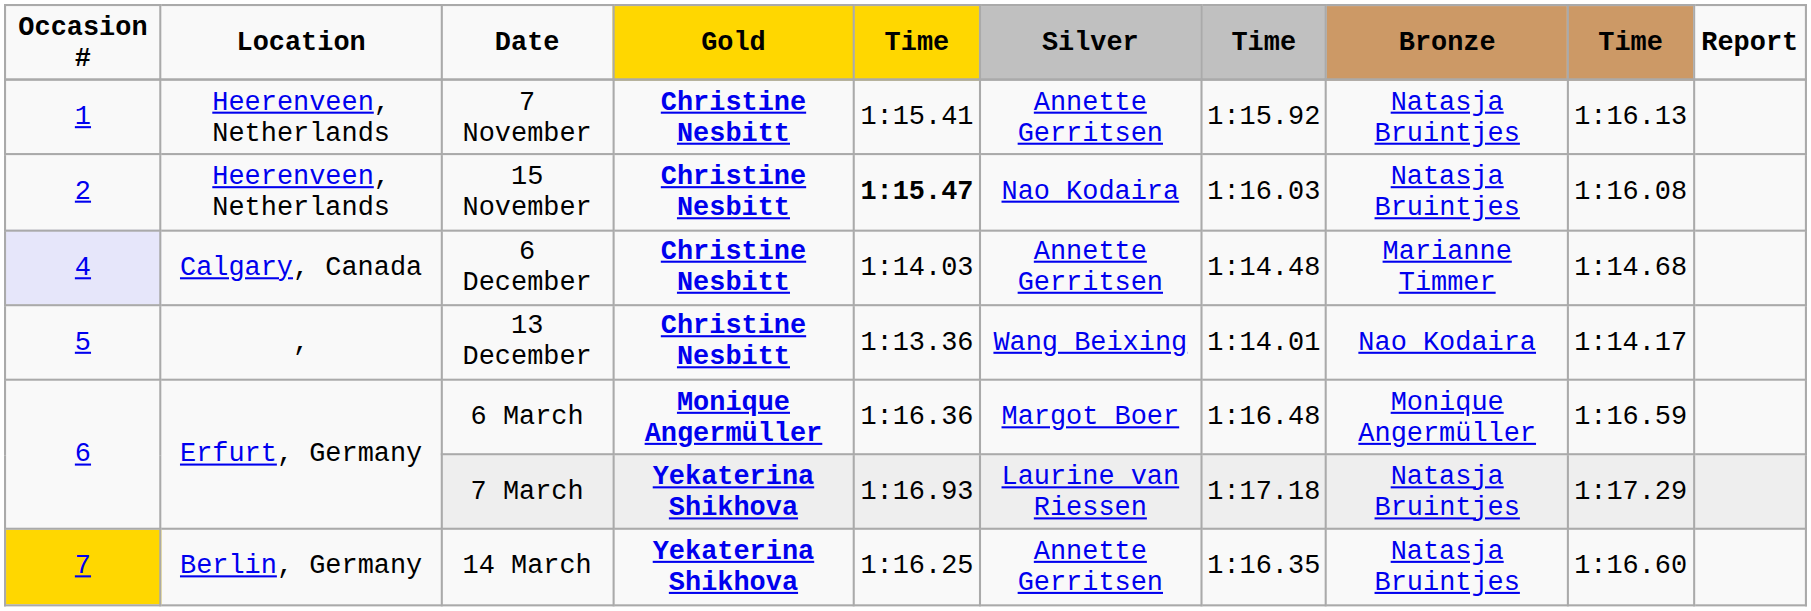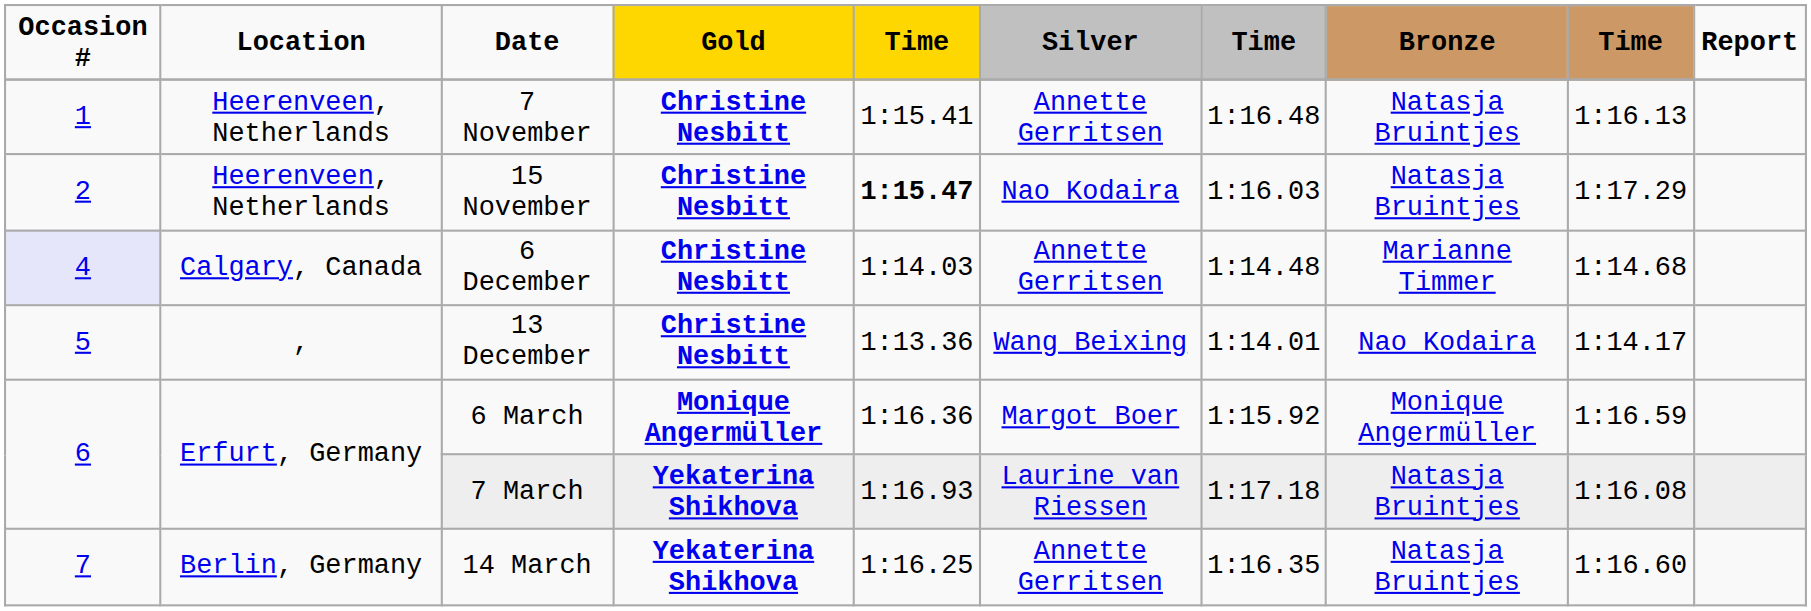(1264, 117) 1:15.92 -> (1264, 117) 1:16.48
(1631, 192) 1:16.08 -> (1631, 192) 1:17.29
(1264, 417) 1:16.48 -> (1264, 417) 1:15.92
(1631, 492) 1:17.29 -> (1631, 492) 1:16.08
(83, 567) gold background -> (83, 567) no background
